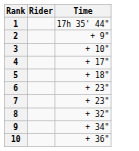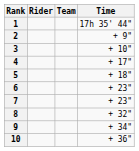+ column: (66, 11)
